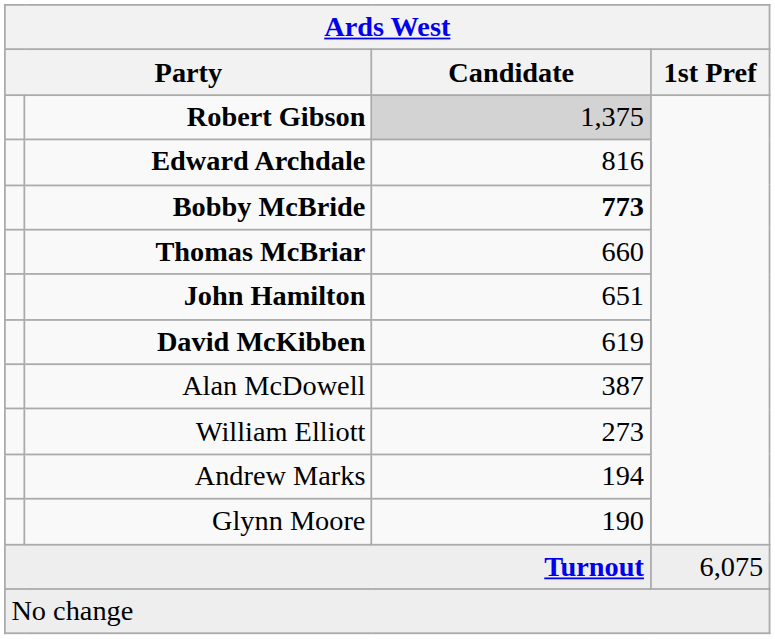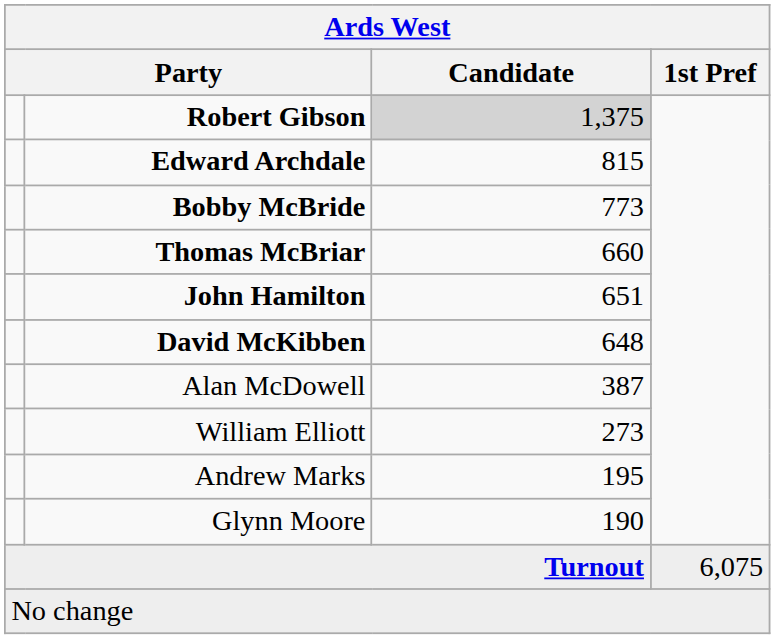(623, 161) 816 -> (623, 161) 815
(623, 206) bold -> (623, 206) normal
(623, 341) 619 -> (623, 341) 648
(623, 476) 194 -> (623, 476) 195
